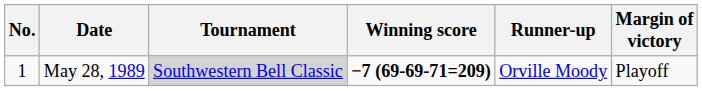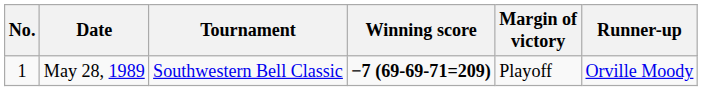columns swapped: (655, 30) <-> (553, 30)
(248, 70) lightgrey background -> (248, 70) no background
